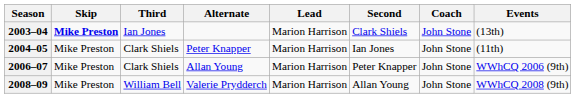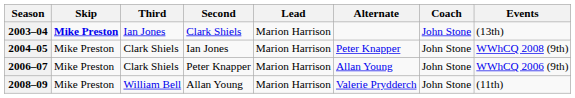columns swapped: (384, 13) <-> (227, 13)
(490, 48) (11th) -> (522, 48) WWhCQ 2008 (9th)
(522, 84) WWhCQ 2008 (9th) -> (490, 84) (11th)
